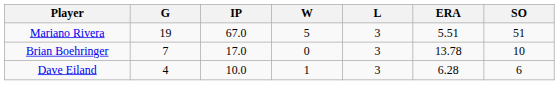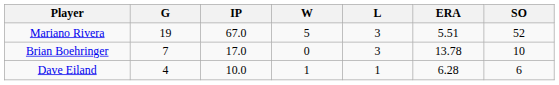(519, 32) 51 -> (519, 32) 52
(378, 70) 3 -> (378, 70) 1
